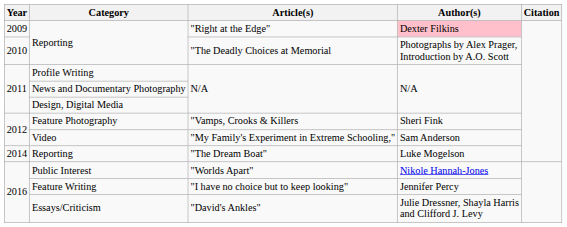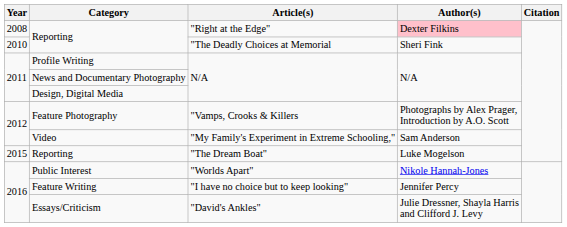(17, 28) 2009 -> (17, 28) 2008
(459, 50) Photographs by Alex Prager, Introduction by A.O. Scott -> (421, 45) Sheri Fink
(421, 121) Sheri Fink -> (459, 115) Photographs by Alex Prager, Introduction by A.O. Scott
(17, 154) 2014 -> (17, 154) 2015
